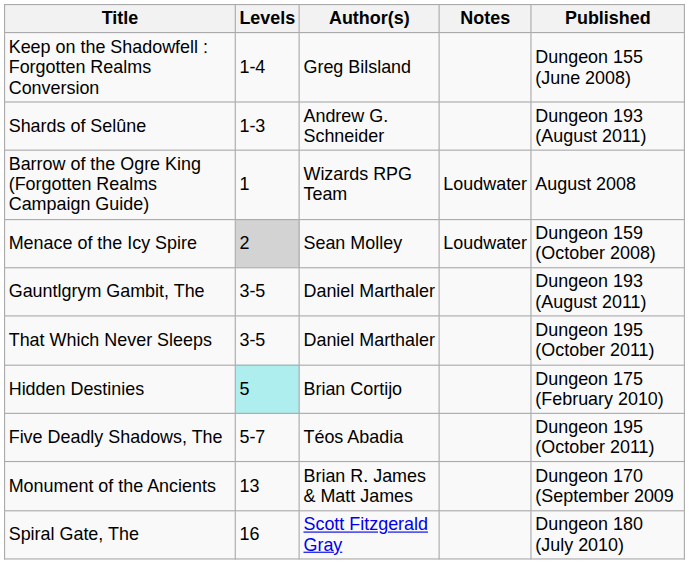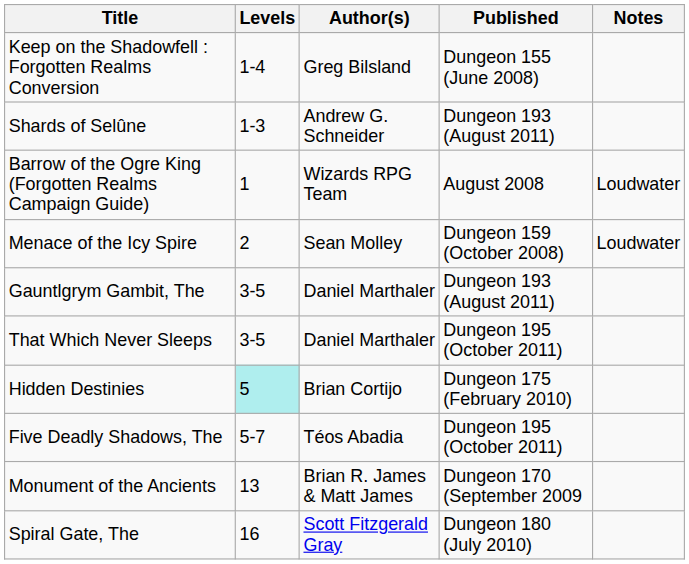columns swapped: (608, 18) <-> (485, 18)
(244, 243) lightgrey background -> (244, 243) no background
